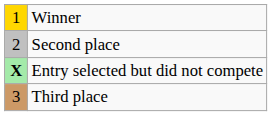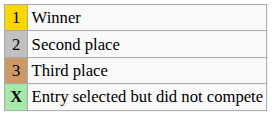rows swapped: (70, 96) <-> (147, 70)
